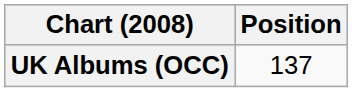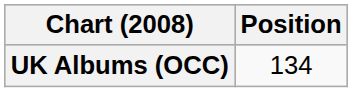(291, 65) 137 -> (291, 65) 134
